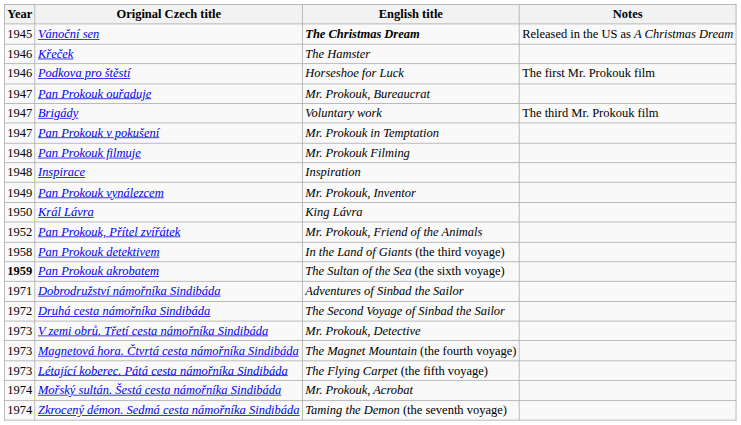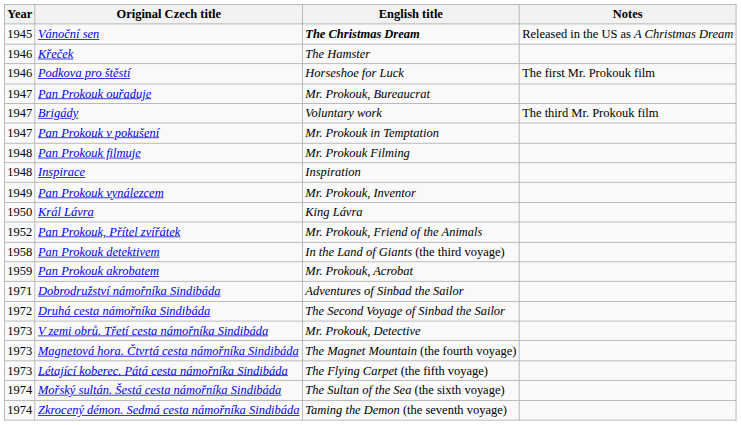(20, 271) bold -> (20, 271) normal
(405, 271) The Sultan of the Sea (the sixth voyage) -> (359, 271) Mr. Prokouk, Acrobat
(359, 390) Mr. Prokouk, Acrobat -> (405, 390) The Sultan of the Sea (the sixth voyage)
